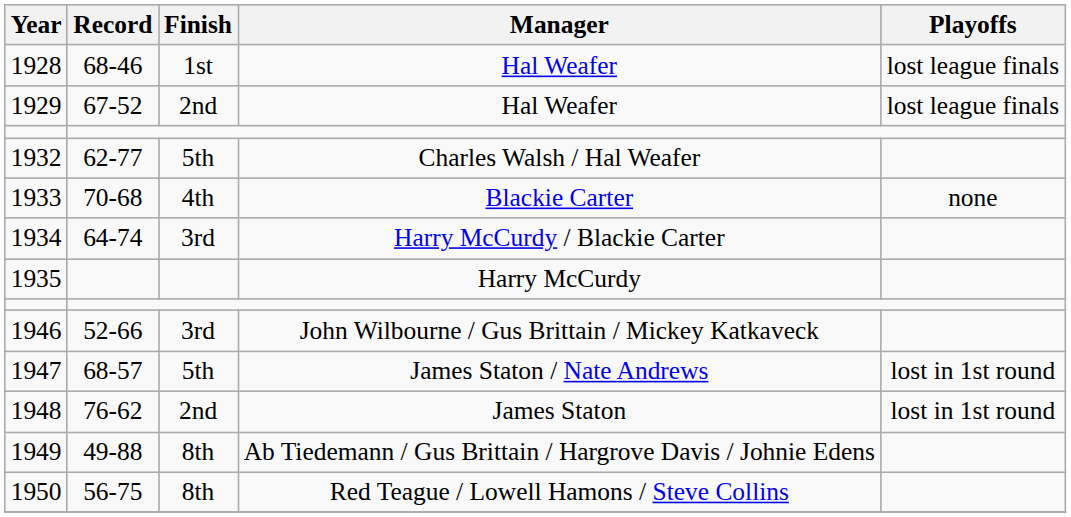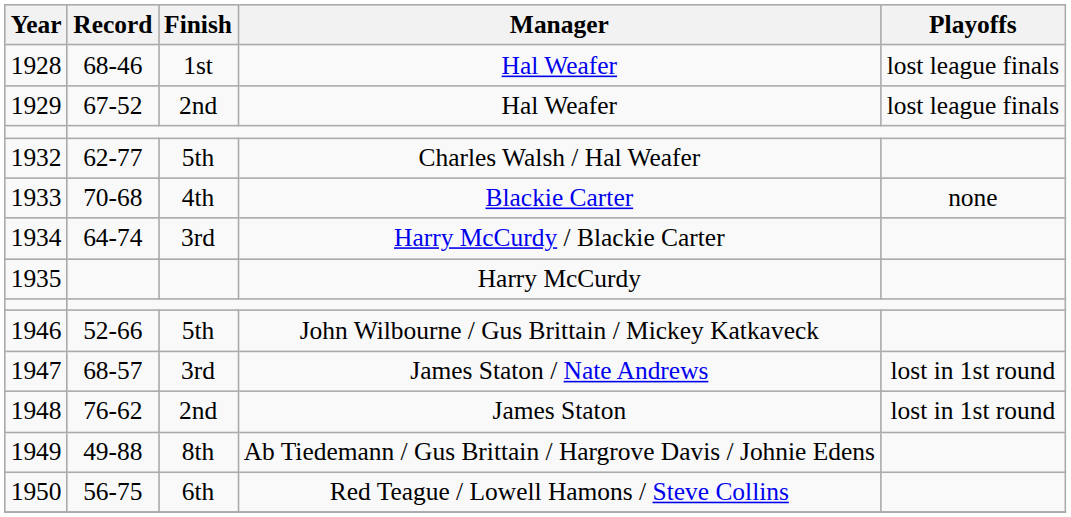(198, 330) 3rd -> (198, 330) 5th
(198, 370) 5th -> (198, 370) 3rd
(198, 491) 8th -> (198, 491) 6th
